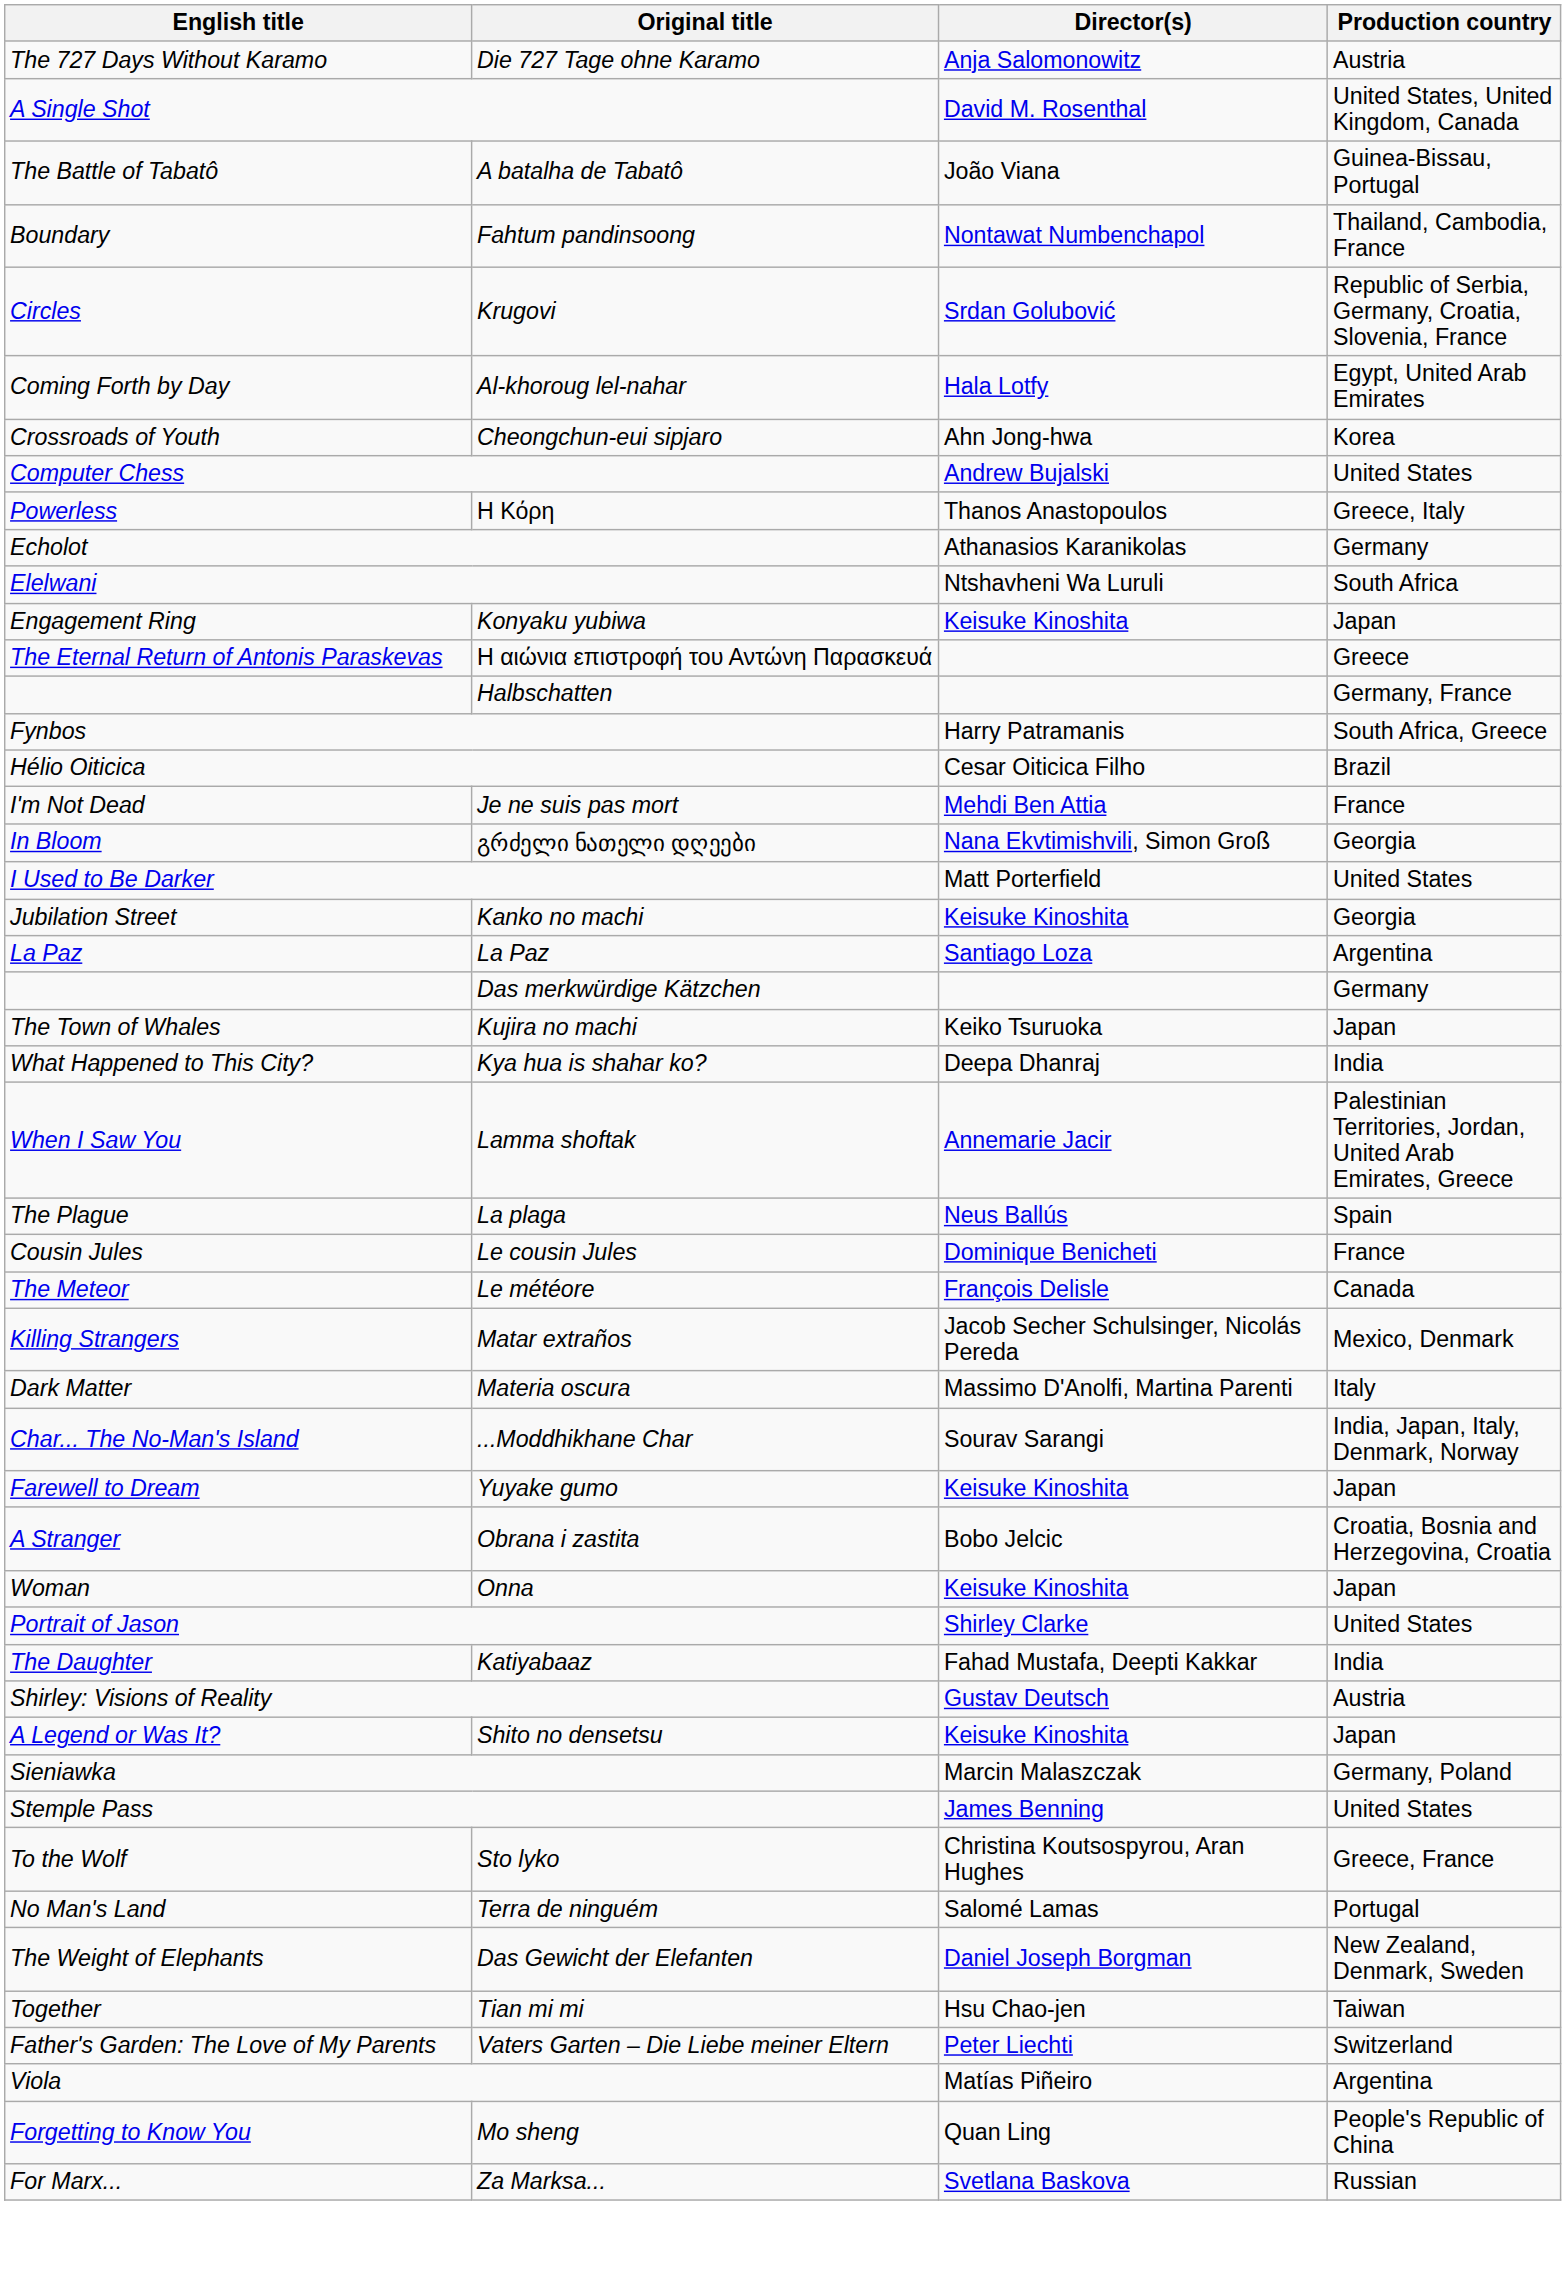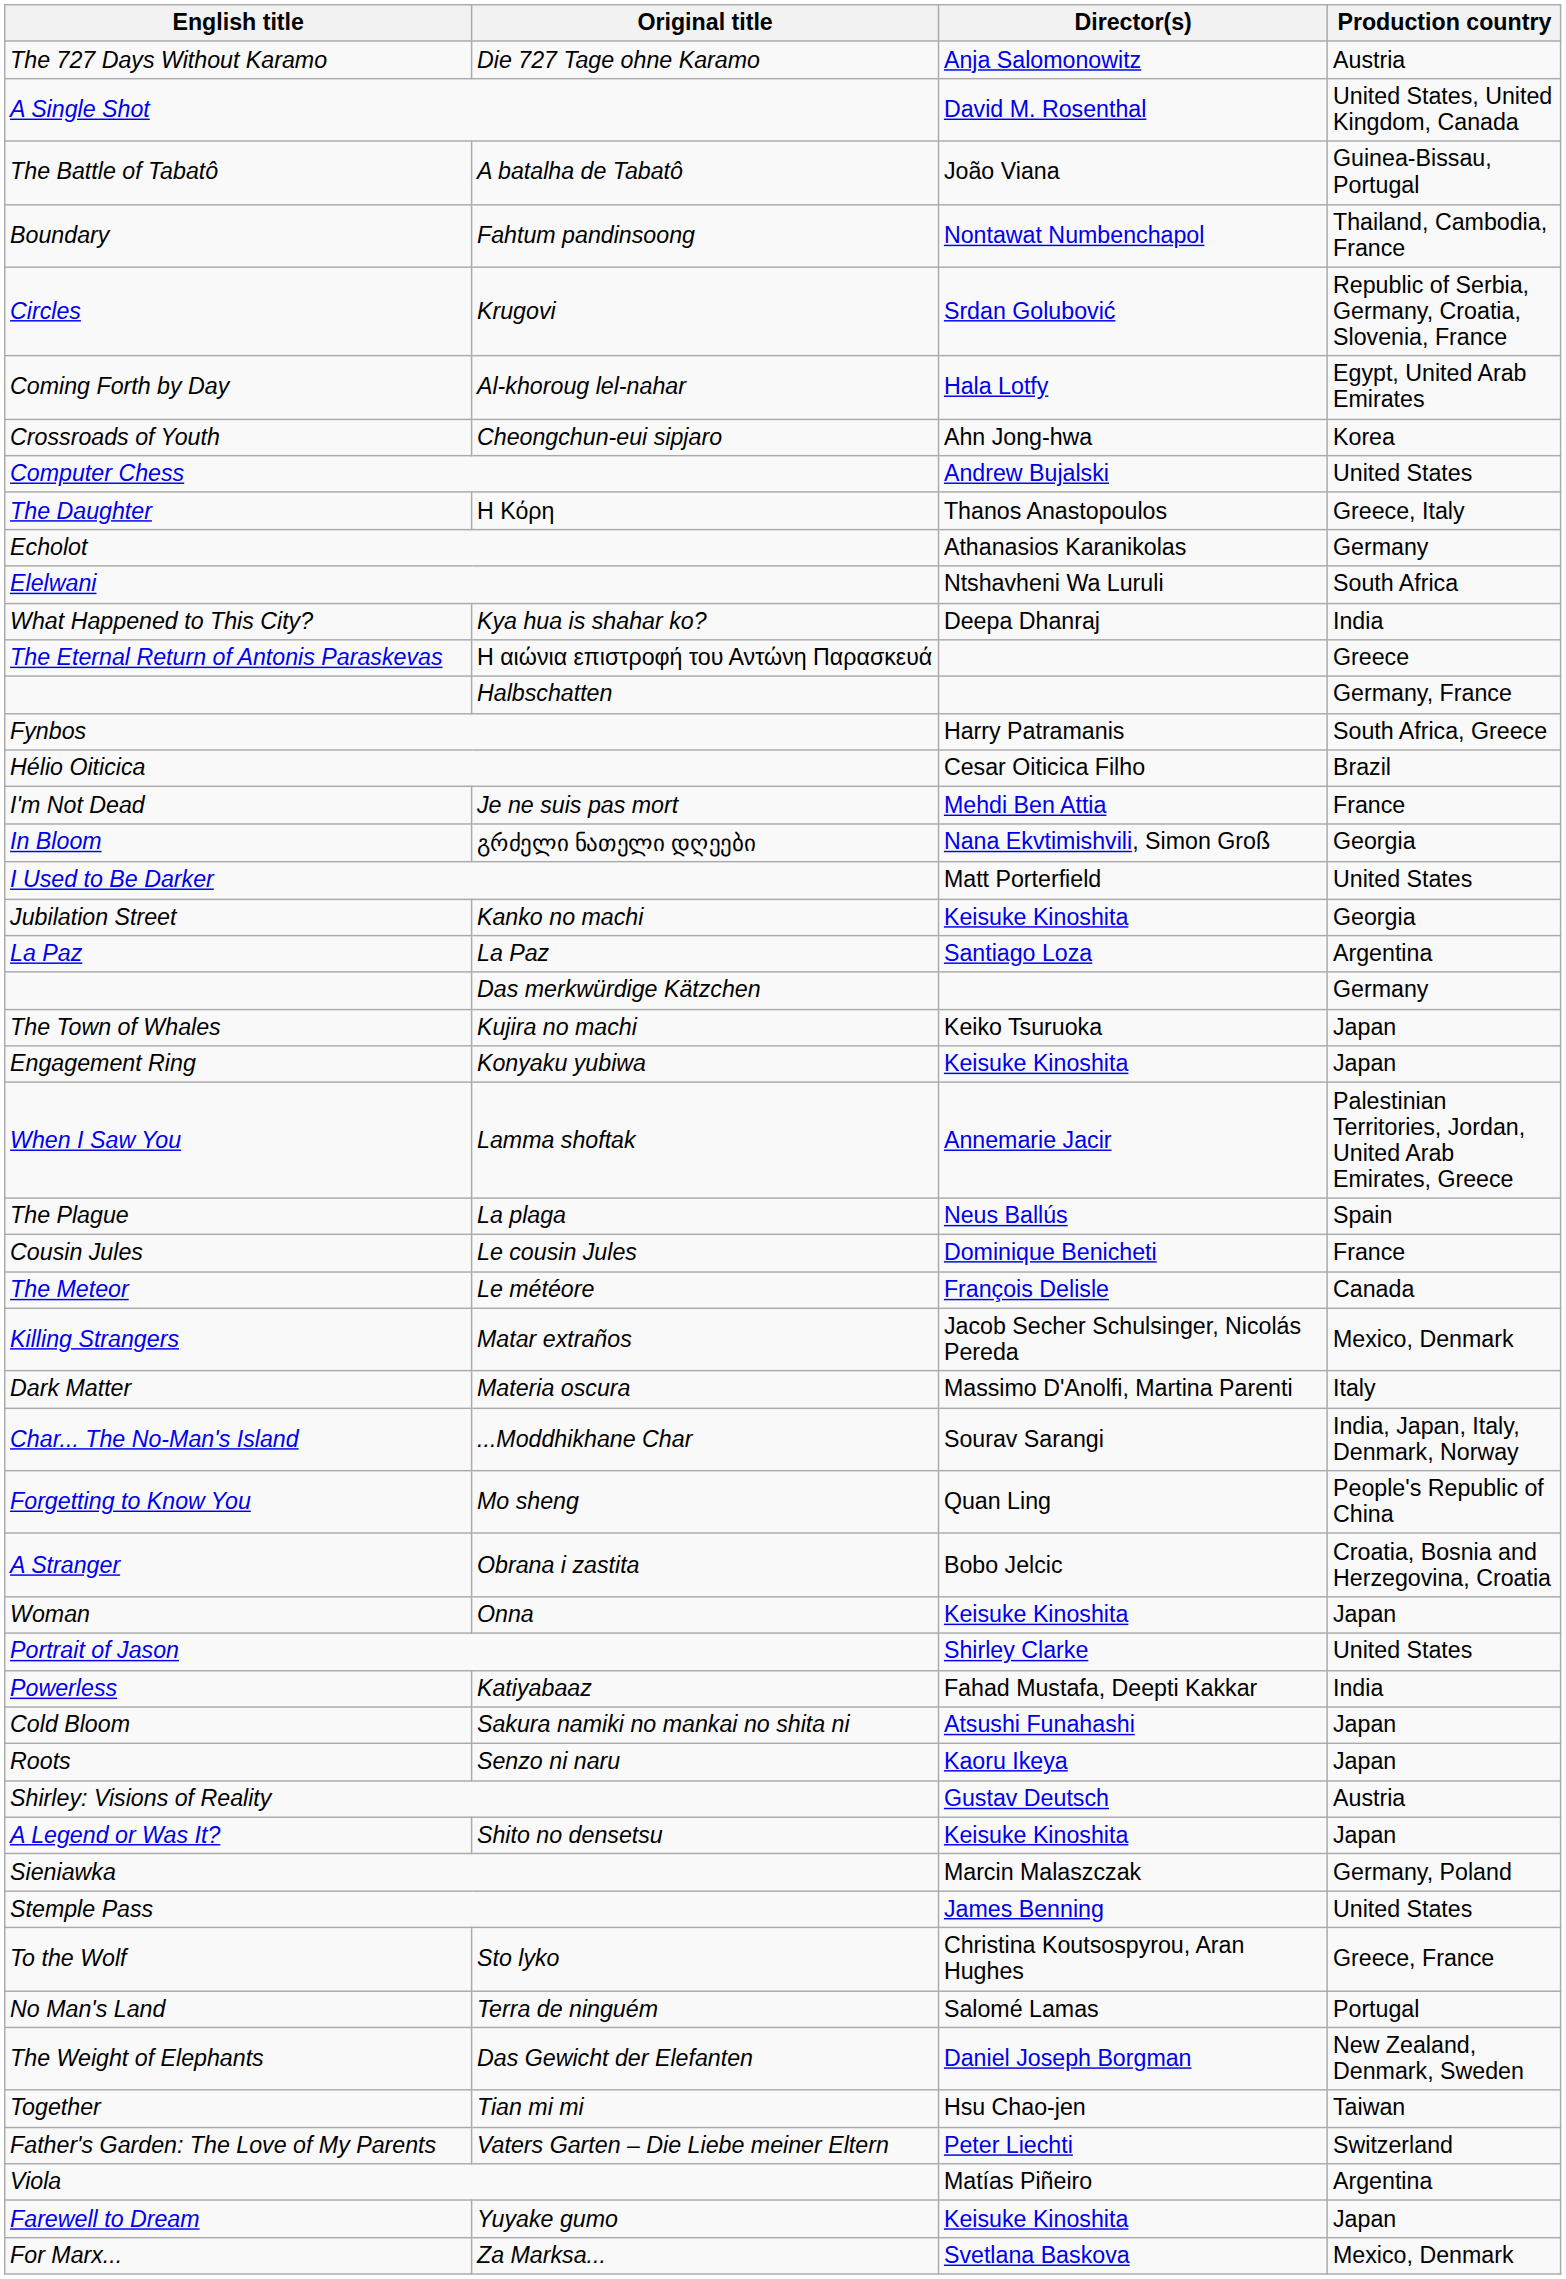(64, 510) Powerless -> (81, 510) The Daughter
rows swapped: (561, 621) <-> (592, 1063)
rows swapped: (528, 2132) <-> (548, 1488)
(81, 1662) The Daughter -> (64, 1688) Powerless
+ row: (663, 1725)
+ row: (549, 1761)
(1375, 2181) Russian -> (1423, 2255) Mexico, Denmark
